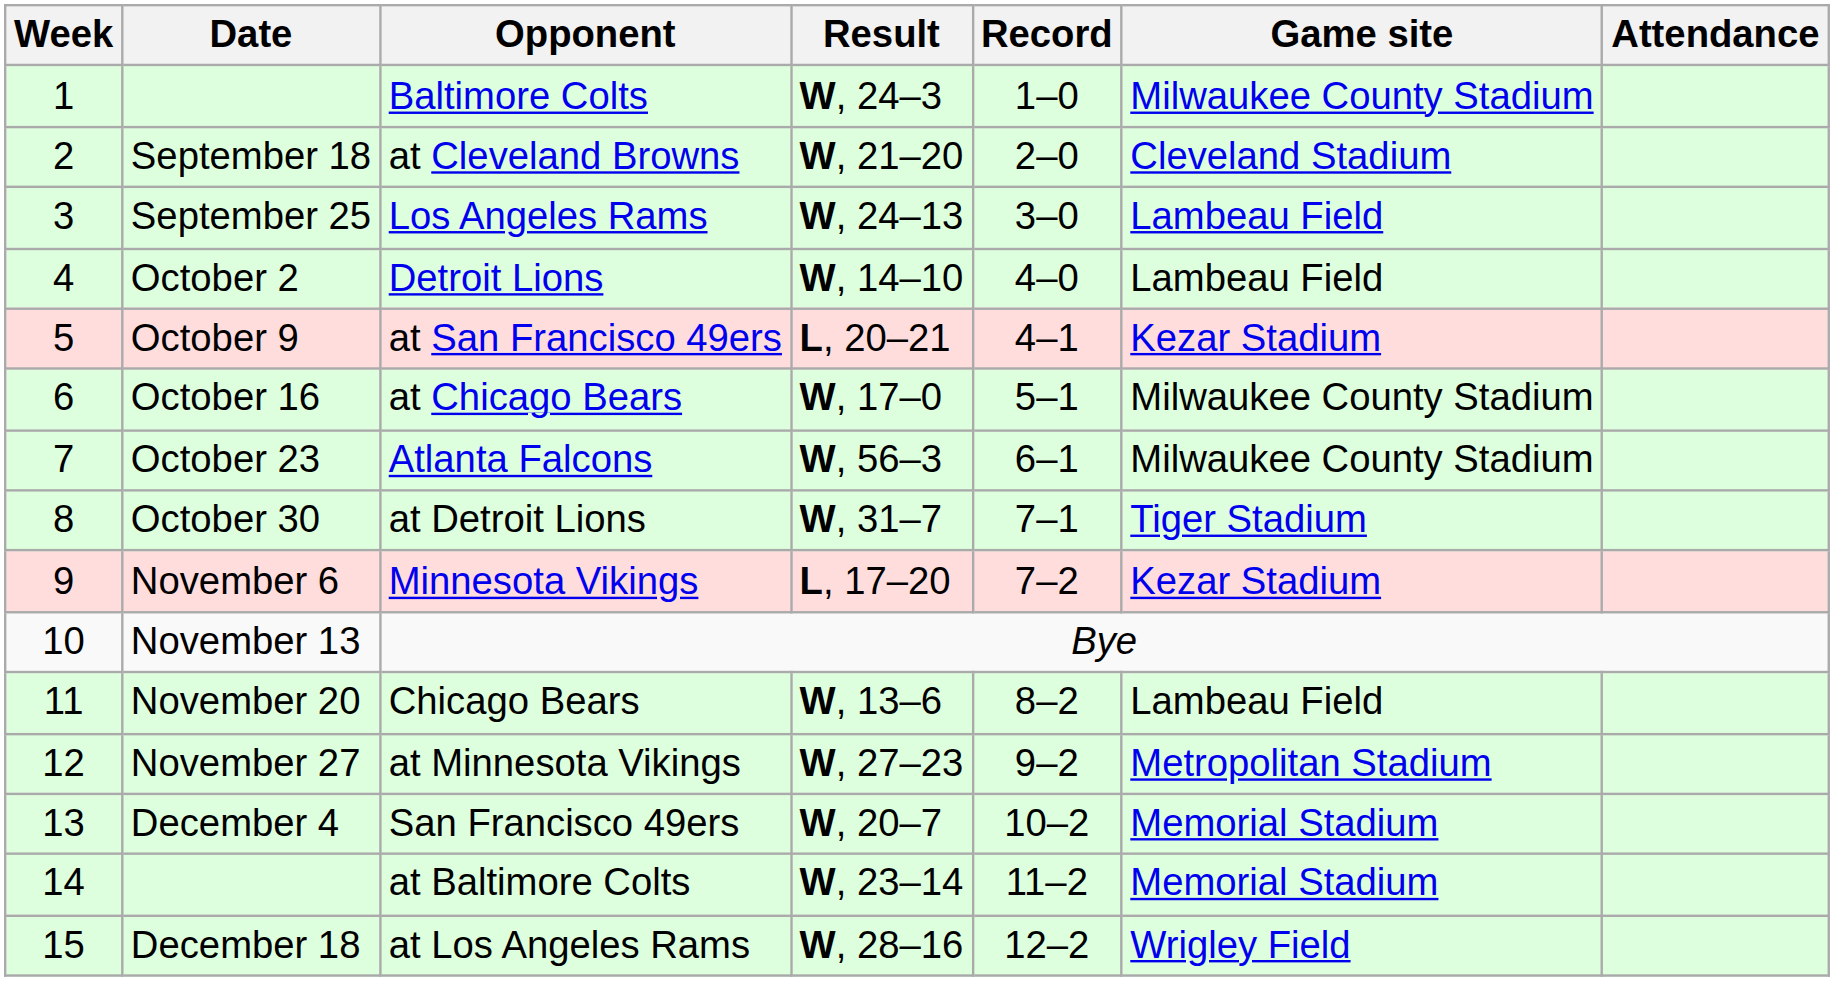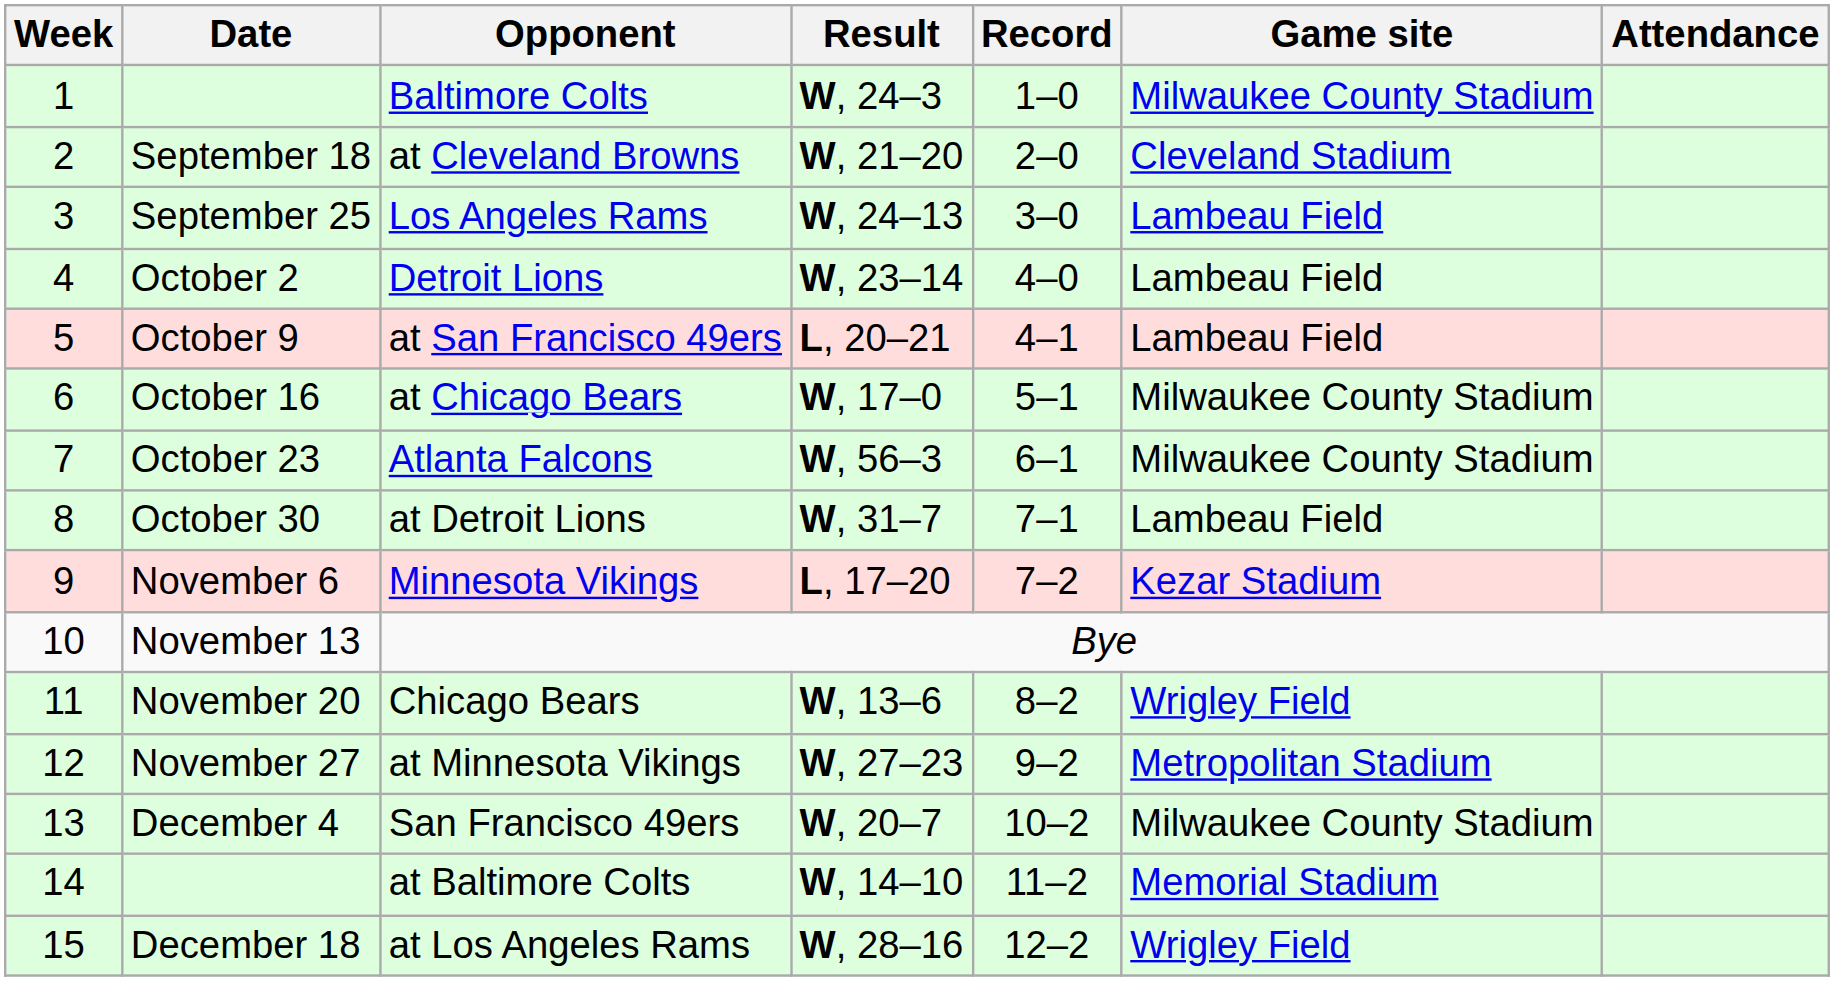(881, 277) W, 14–10 -> (881, 277) W, 23–14
(1256, 338) Kezar Stadium -> (1257, 338) Lambeau Field
(1249, 519) Tiger Stadium -> (1257, 519) Lambeau Field
(1257, 701) Lambeau Field -> (1240, 701) Wrigley Field
(1284, 823) Memorial Stadium -> (1362, 823) Milwaukee County Stadium
(881, 883) W, 23–14 -> (881, 883) W, 14–10
